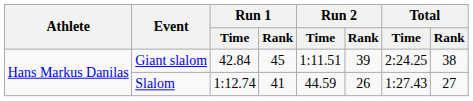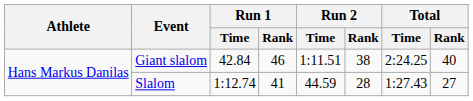(278, 61) 45 -> (278, 61) 46
(363, 61) 39 -> (363, 61) 38
(449, 61) 38 -> (449, 61) 40
(363, 84) 26 -> (363, 84) 28
